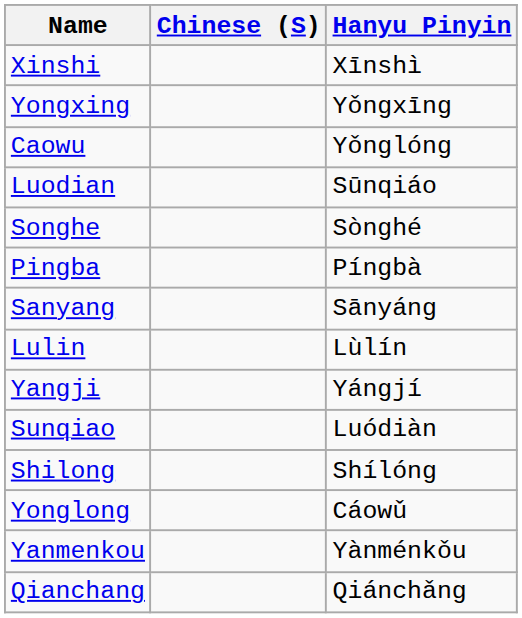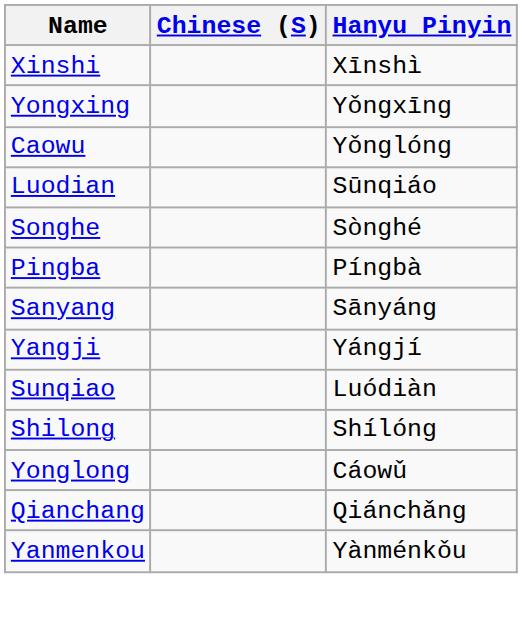- row: (48, 349)
rows swapped: (78, 551) <-> (78, 592)
